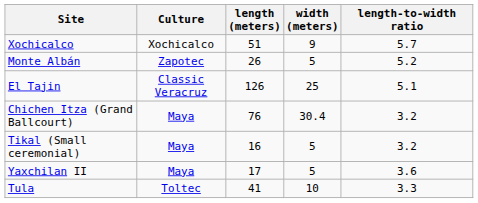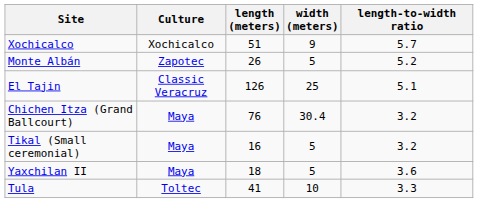(255, 171) 17 -> (255, 171) 18
